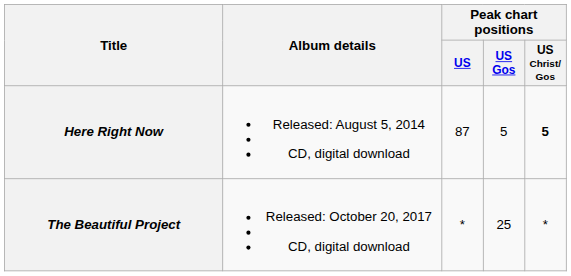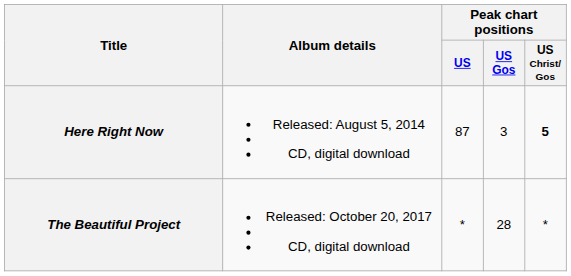(504, 132) 5 -> (504, 132) 3
(504, 224) 25 -> (504, 224) 28
